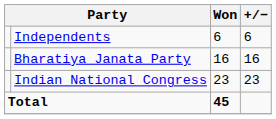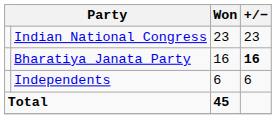rows swapped: (111, 81) <-> (62, 37)
(252, 59) normal -> (252, 59) bold
